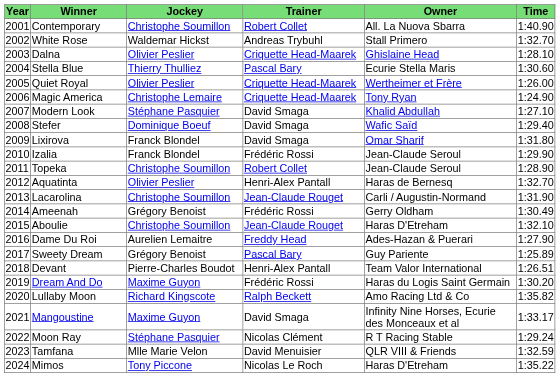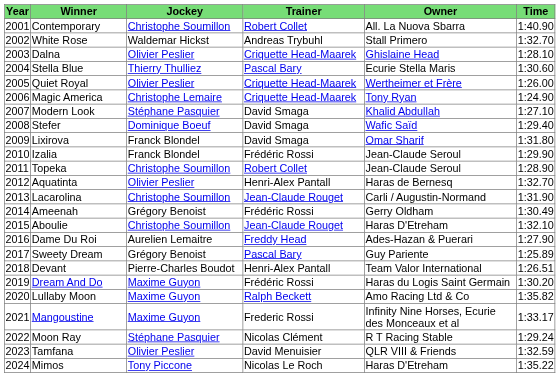(172, 296) Richard Kingscote -> (164, 296) Maxime Guyon
(276, 317) David Smaga -> (279, 317) Frederic Rossi
(168, 351) Mlle Marie Velon -> (161, 351) Olivier Peslier
